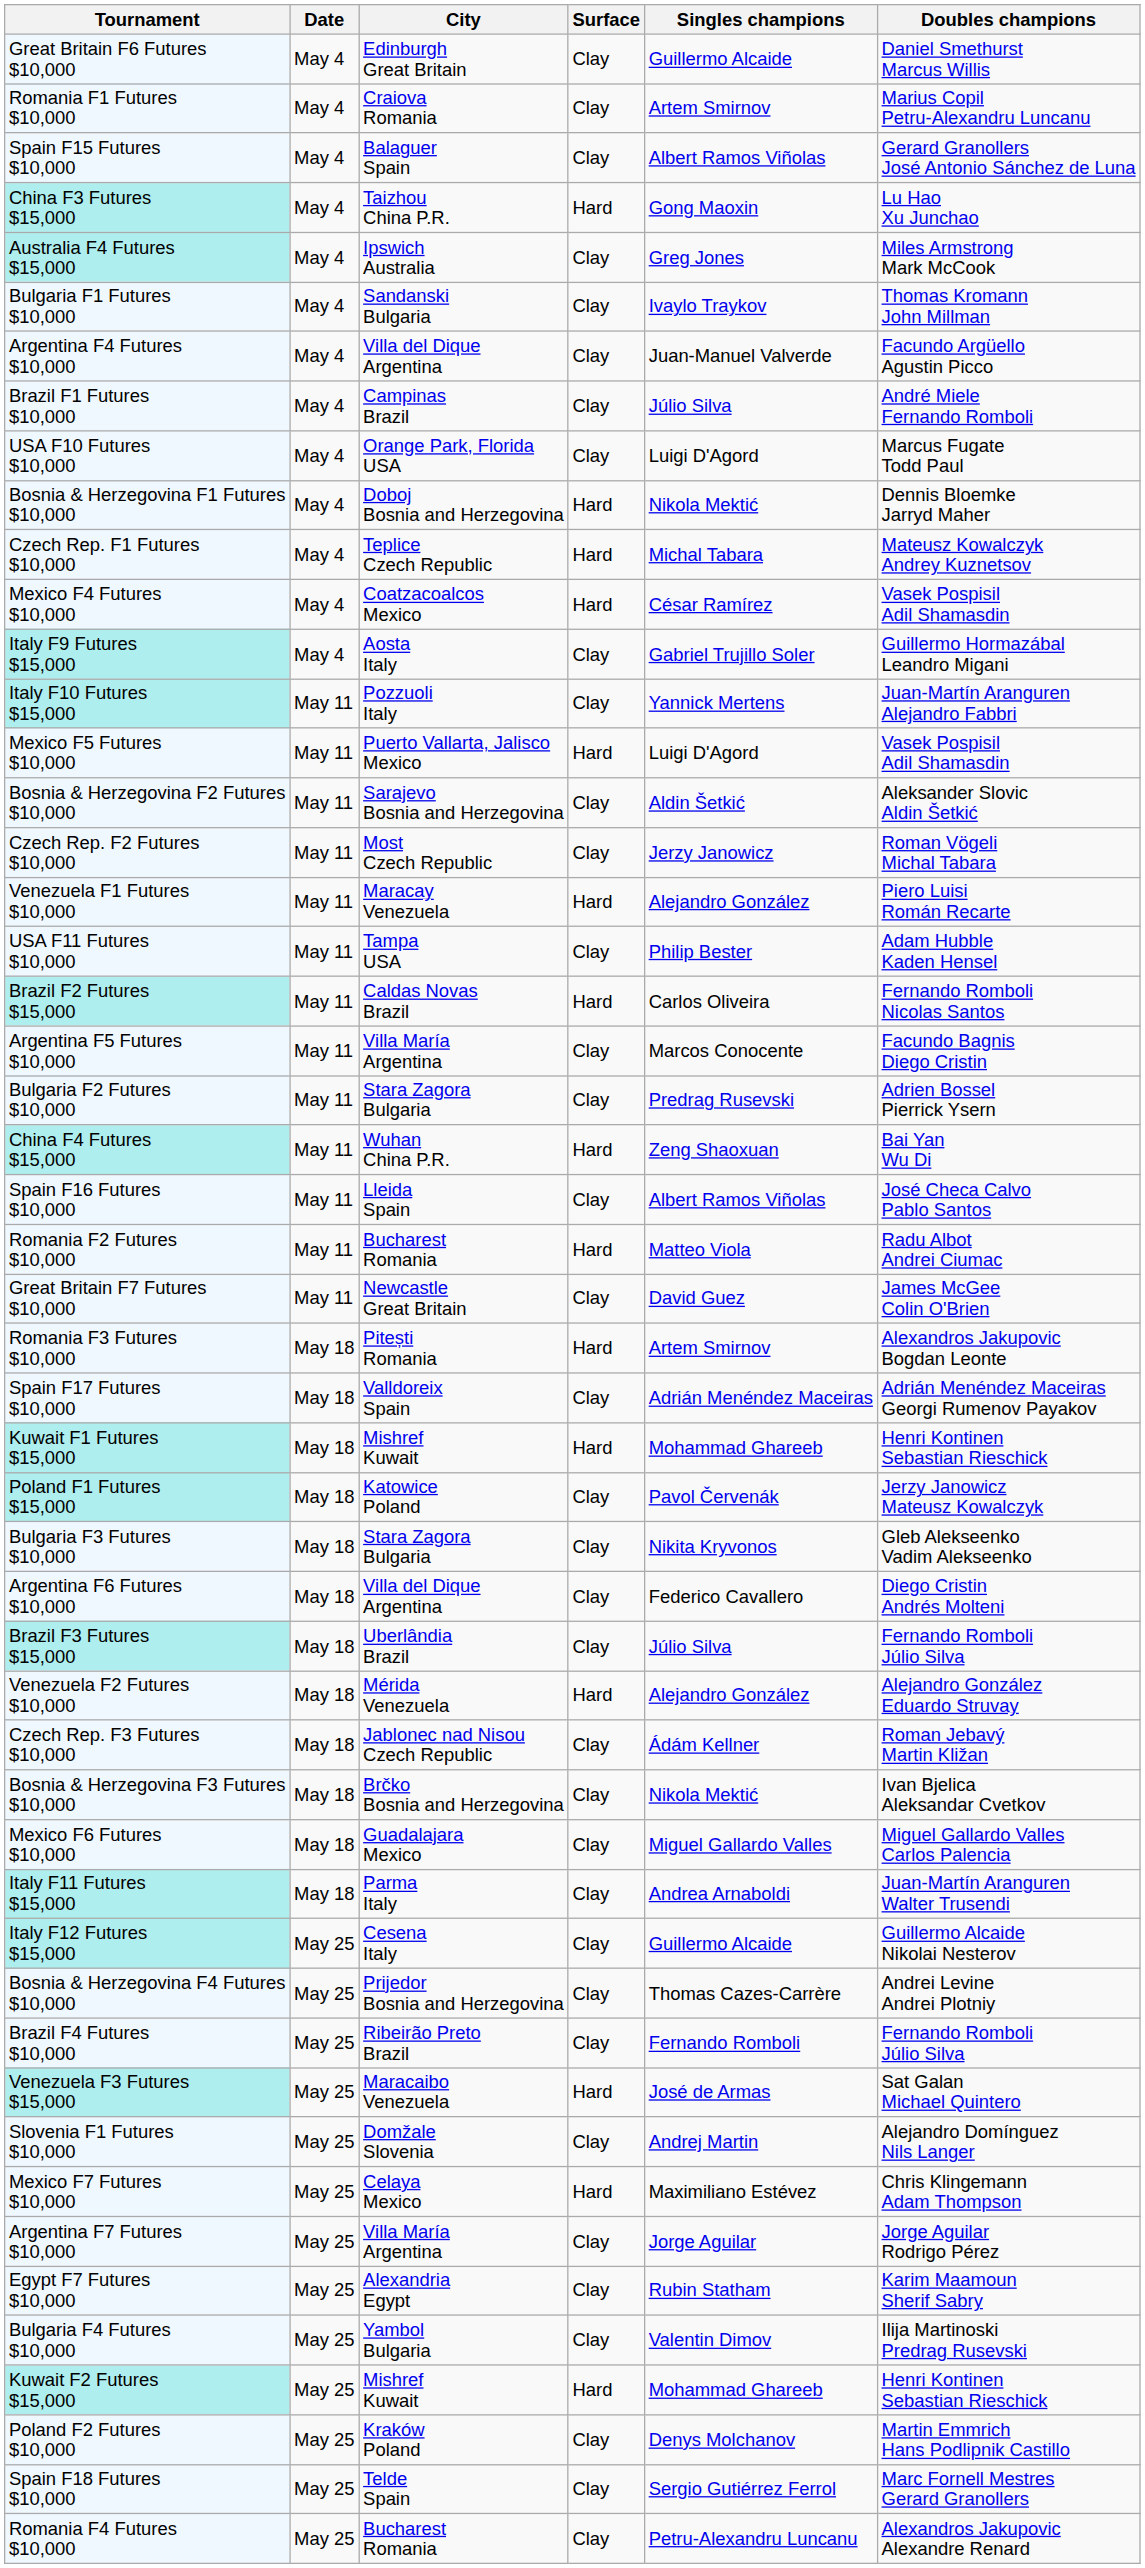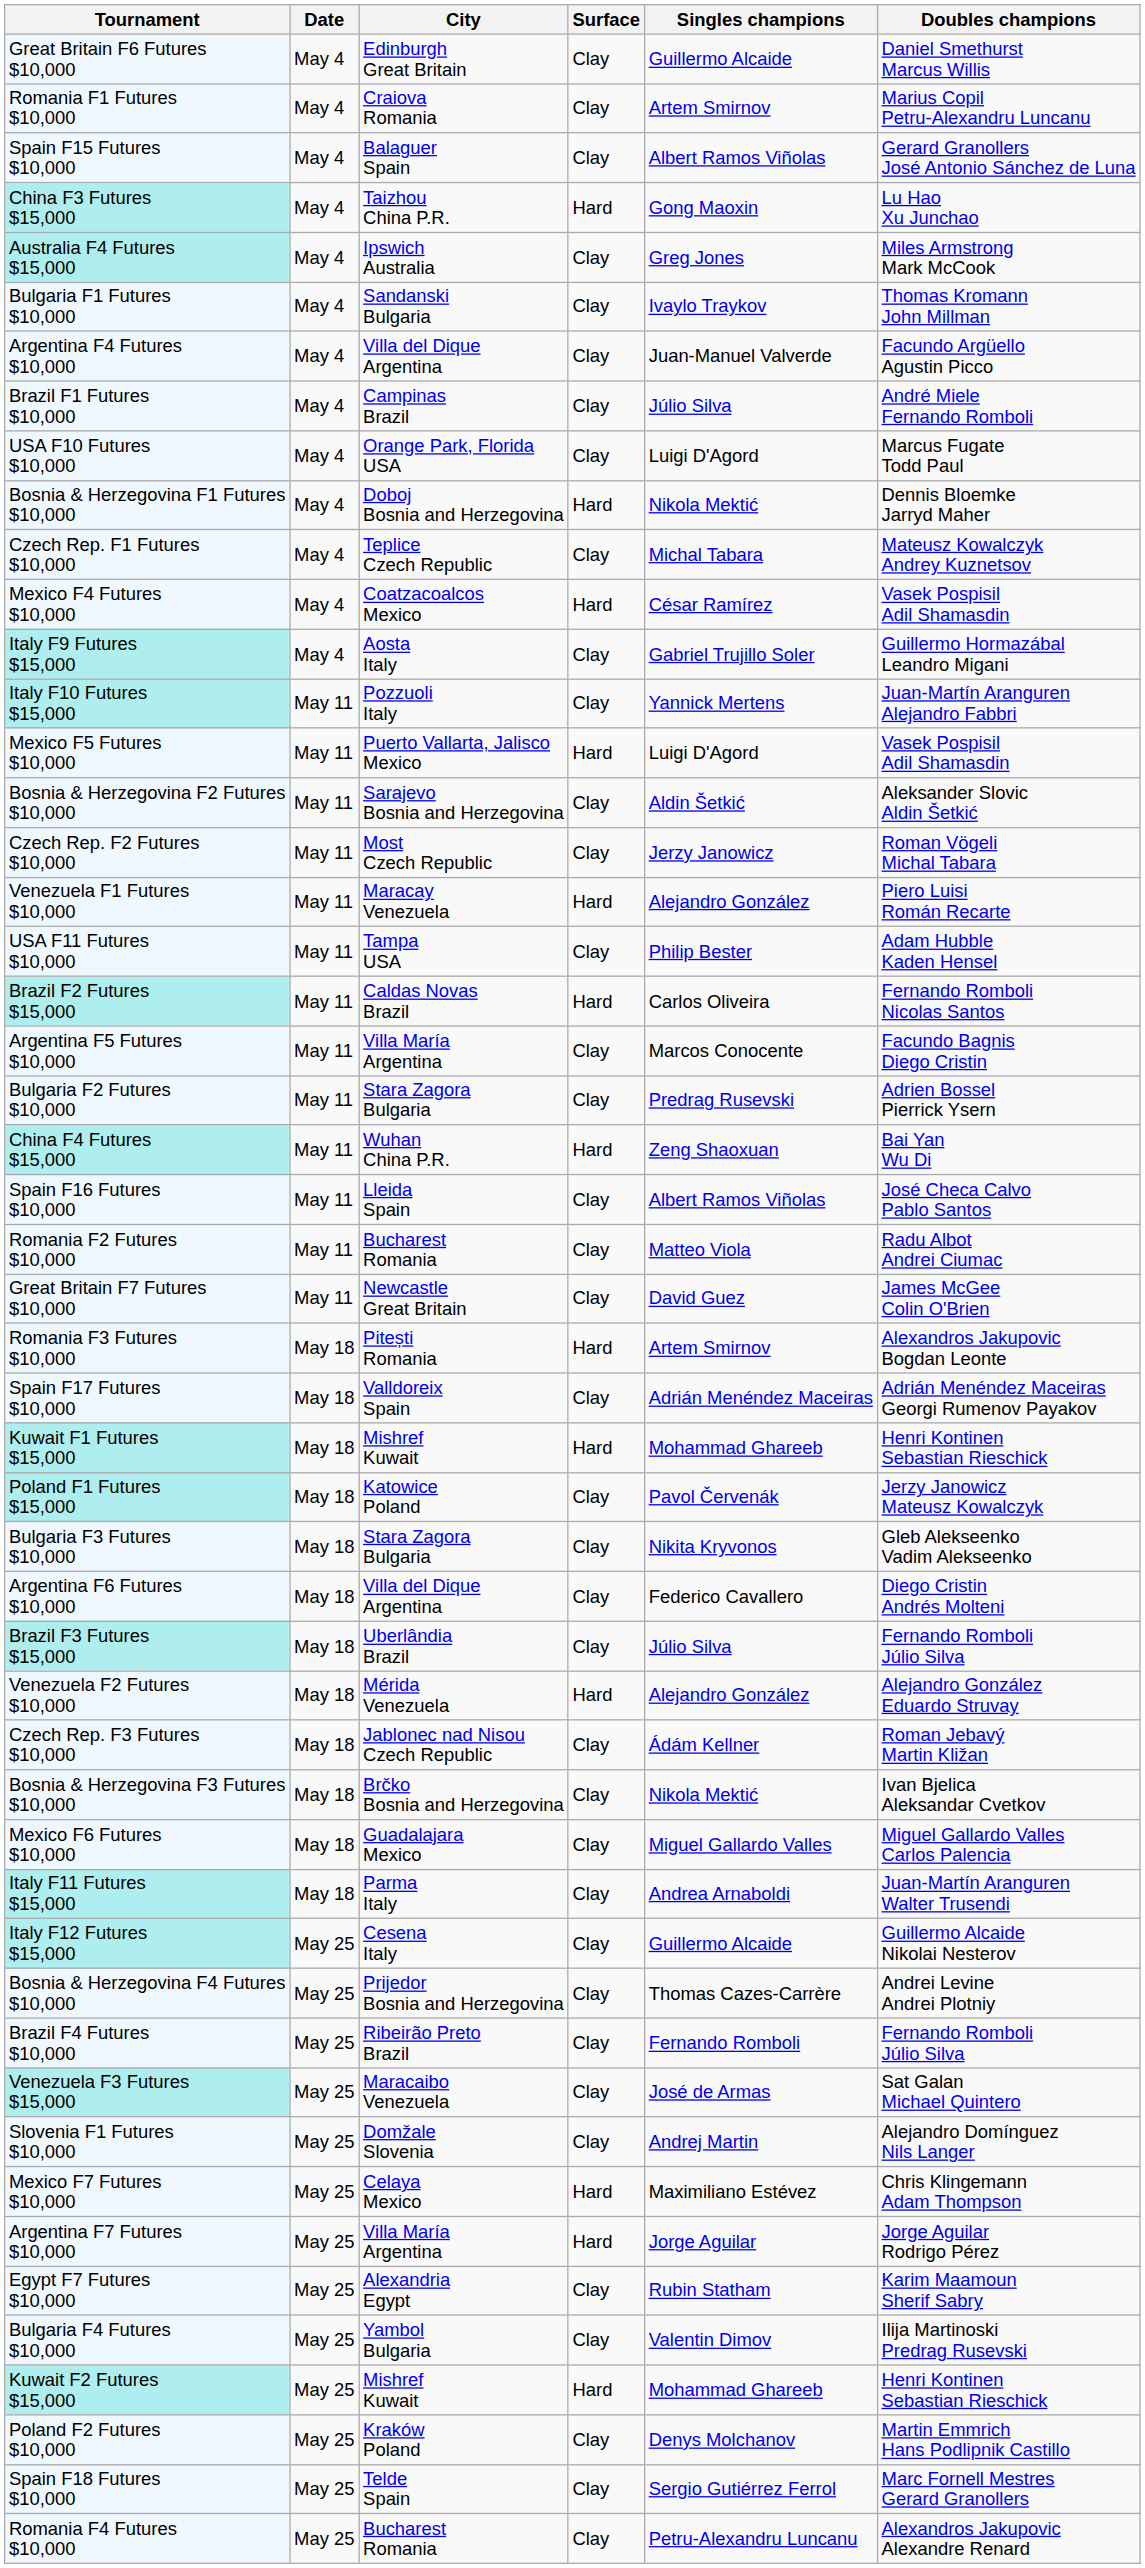(592, 555) Hard -> (591, 555) Clay
(592, 1249) Hard -> (591, 1249) Clay
(592, 2093) Hard -> (591, 2093) Clay
(591, 2241) Clay -> (592, 2241) Hard
